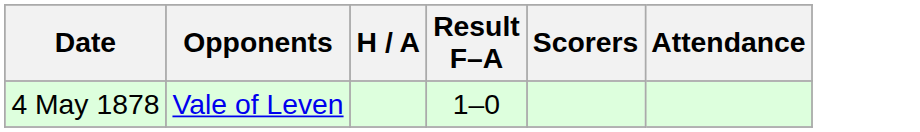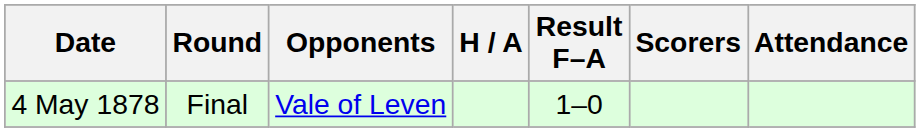+ column: (217, 42)
